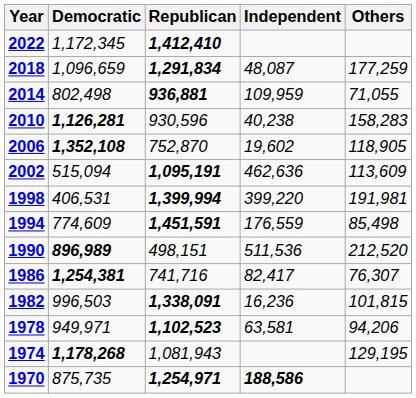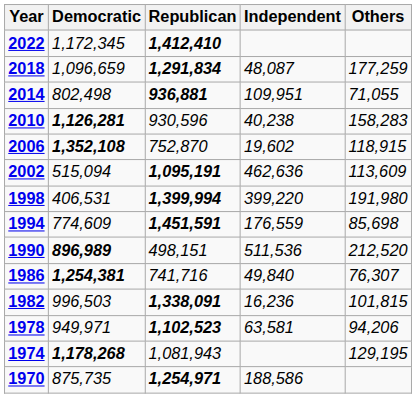(274, 95) 109,959 -> (274, 95) 109,951
(377, 146) 118,905 -> (377, 146) 118,915
(378, 198) 191,981 -> (378, 198) 191,980
(373, 224) 85,498 -> (373, 224) 85,698
(269, 276) 82,417 -> (269, 276) 49,840
(274, 379) bold -> (274, 379) normal
